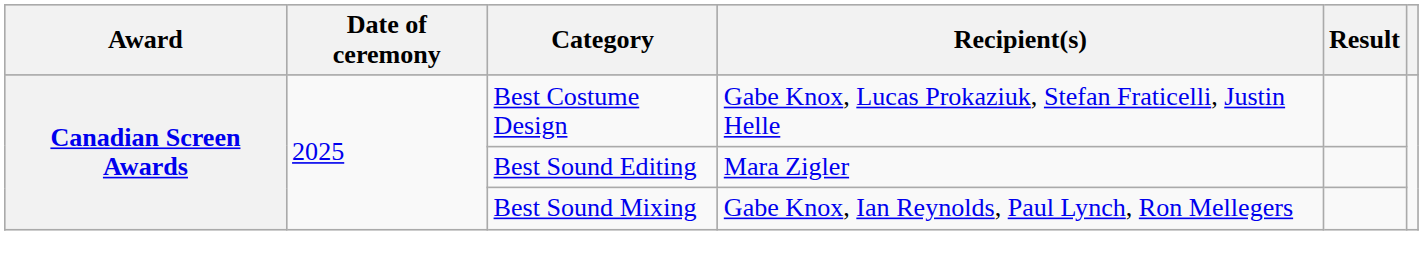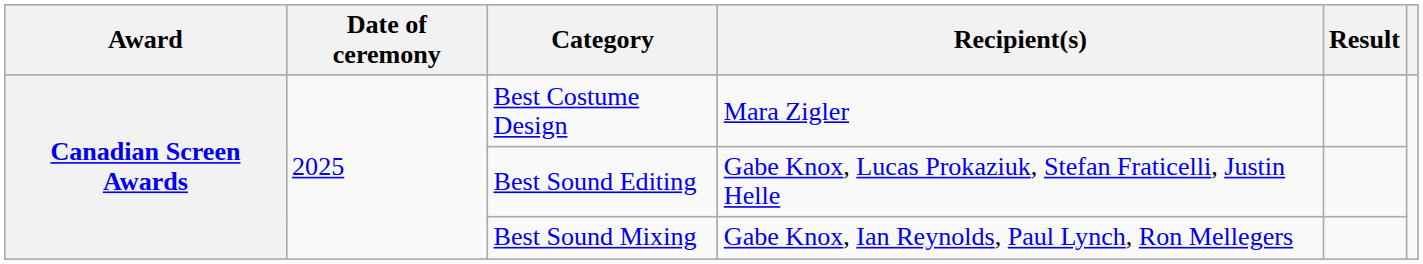(1004, 110) Gabe Knox, Lucas Prokaziuk, Stefan Fraticelli, Justin Helle -> (786, 110) Mara Zigler
(786, 166) Mara Zigler -> (1004, 181) Gabe Knox, Lucas Prokaziuk, Stefan Fraticelli, Justin Helle
